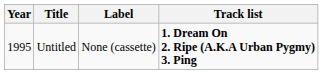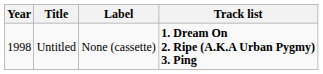(19, 46) 1995 -> (19, 46) 1998
